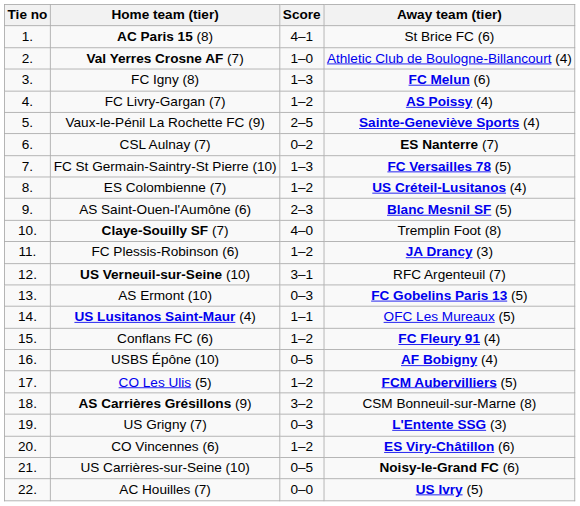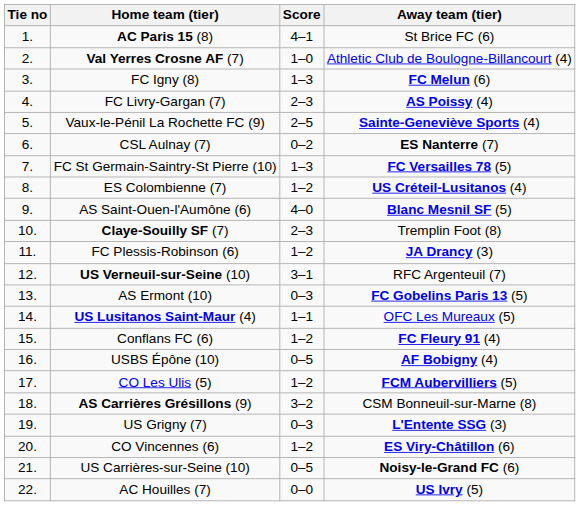(302, 101) 1–2 -> (302, 101) 2–3
(302, 209) 2–3 -> (302, 209) 4–0
(302, 230) 4–0 -> (302, 230) 2–3
